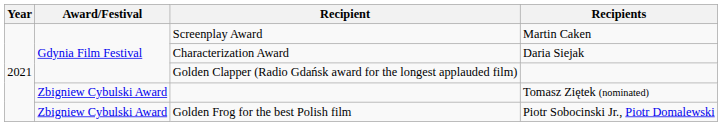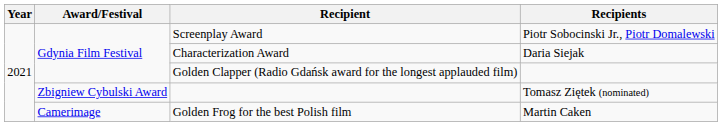(557, 33) Martin Caken -> (619, 33) Piotr Sobocinski Jr., Piotr Domalewski
(102, 111) Zbigniew Cybulski Award -> (69, 111) Camerimage
(619, 111) Piotr Sobocinski Jr., Piotr Domalewski -> (557, 111) Martin Caken
